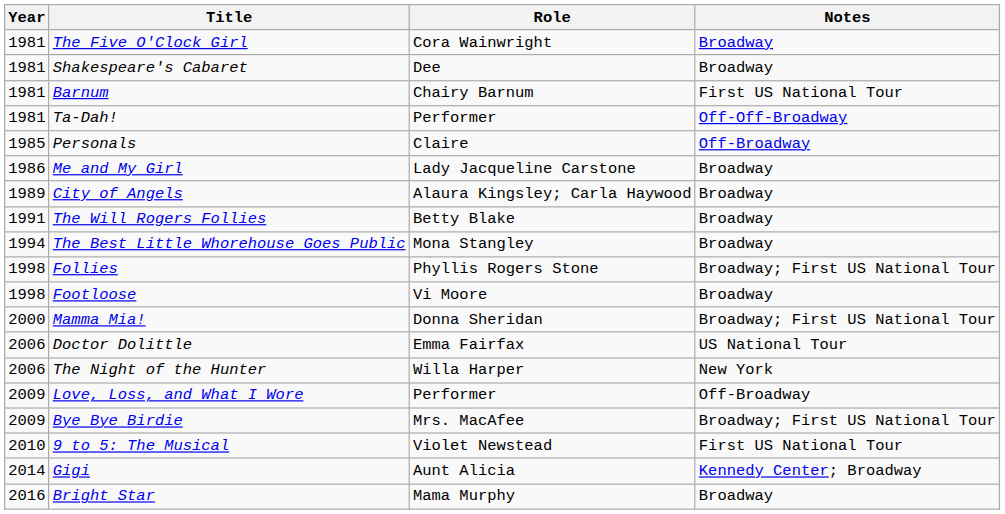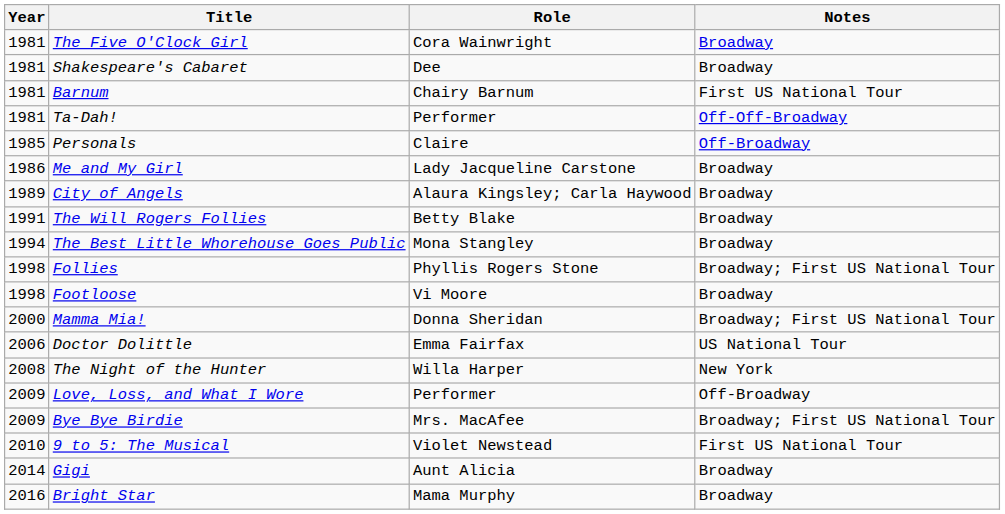(27, 370) 2006 -> (27, 370) 2008
(810, 471) Kennedy Center; Broadway -> (736, 471) Broadway
